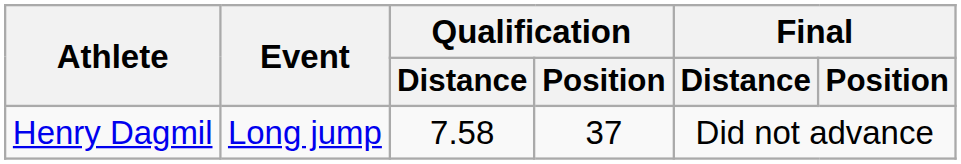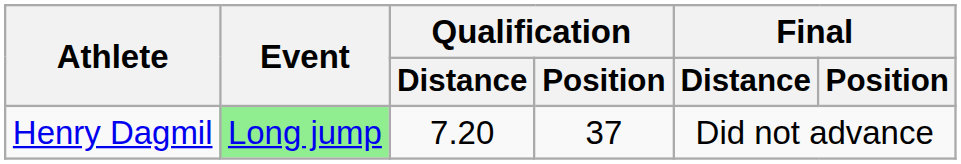(305, 133) no background -> (305, 133) lightgreen background
(462, 133) 7.58 -> (462, 133) 7.20
